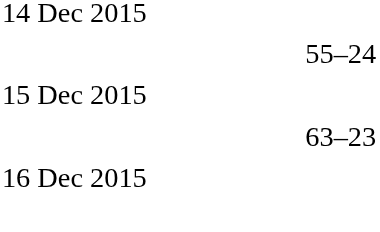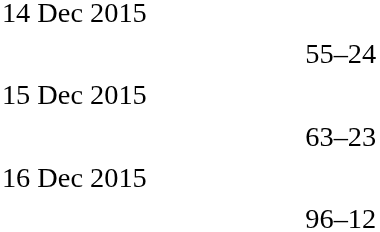+ row: (341, 219)
